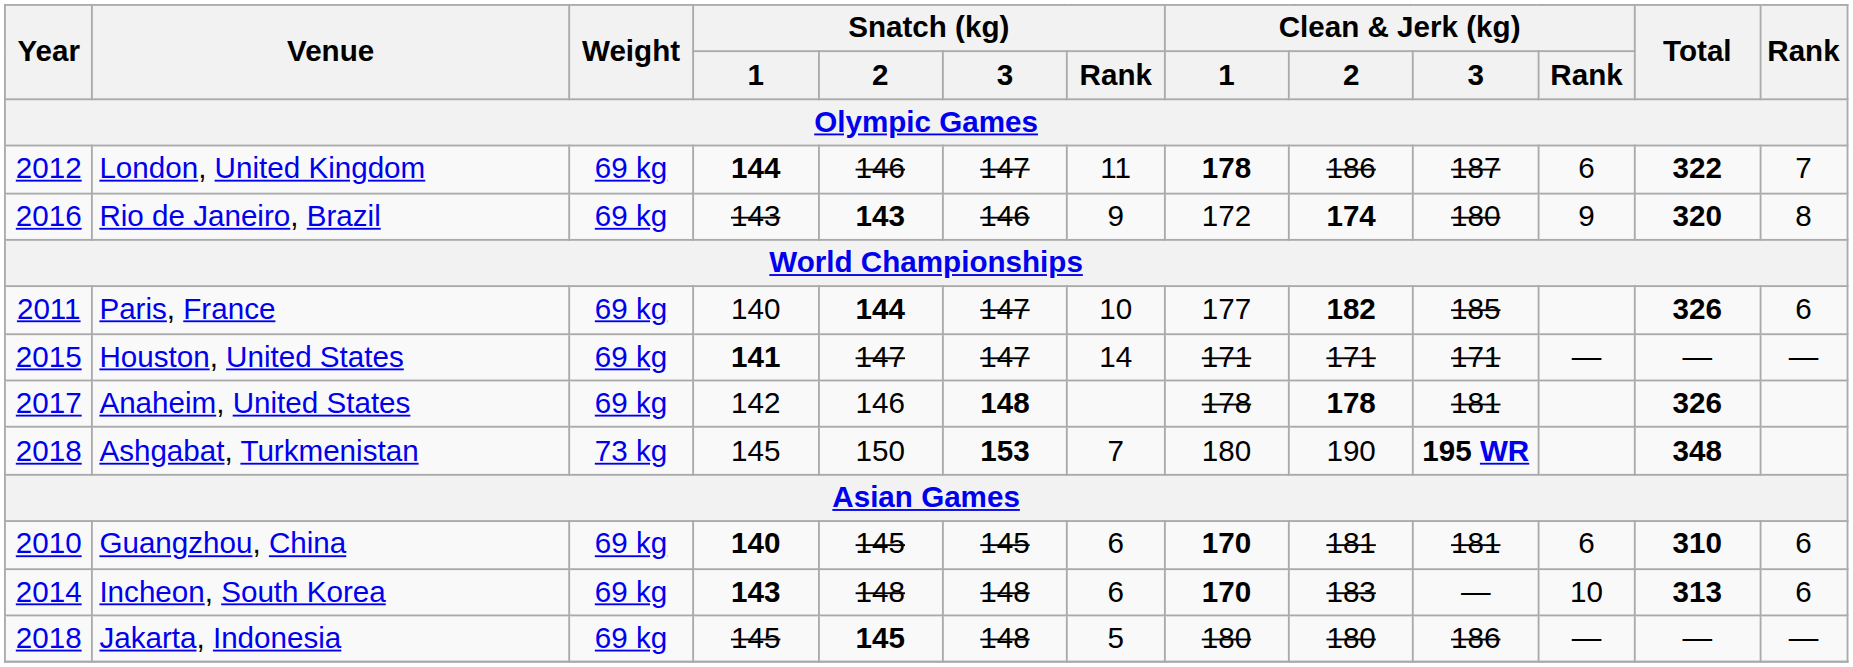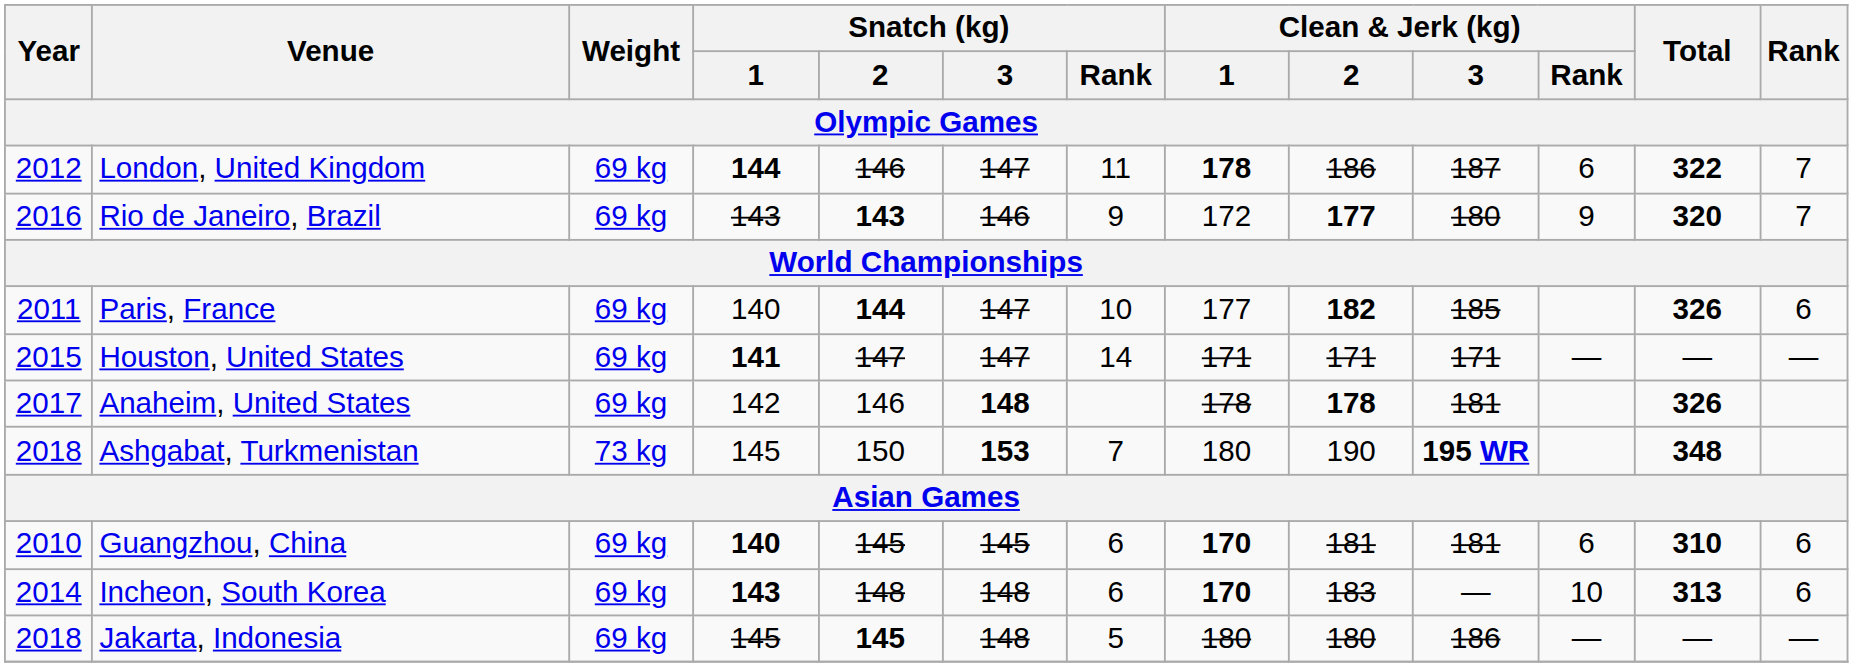(1351, 215) 174 -> (1351, 215) 177
(1803, 215) 8 -> (1803, 215) 7
